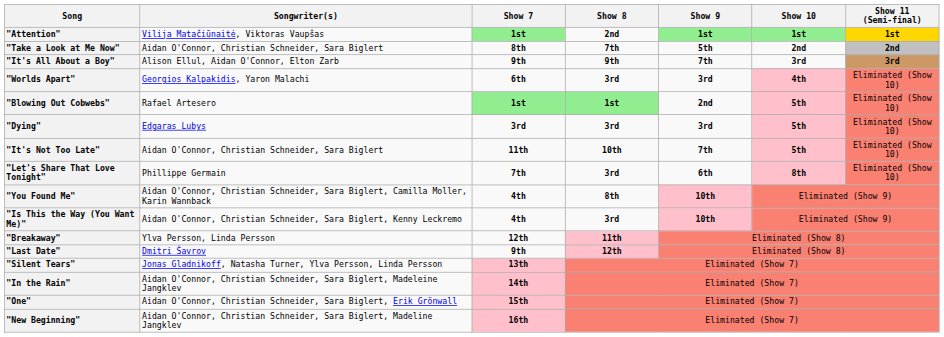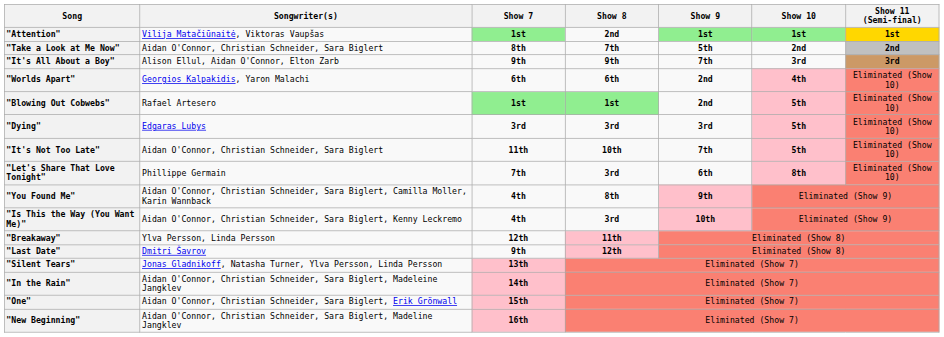(612, 80) 3rd -> (612, 80) 6th
(705, 80) 3rd -> (705, 80) 2nd
(705, 196) 10th -> (705, 196) 9th
